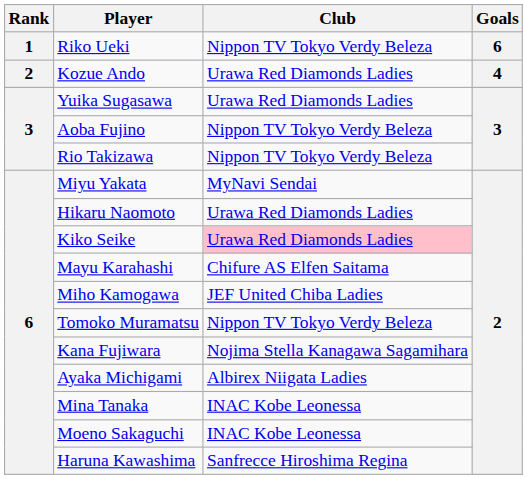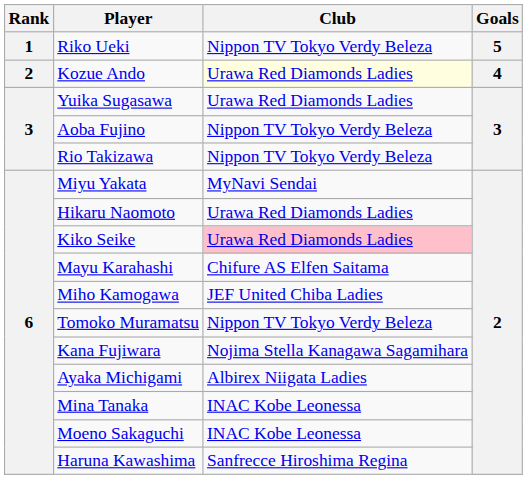(497, 45) 6 -> (497, 45) 5
(310, 73) no background -> (310, 73) lightyellow background
